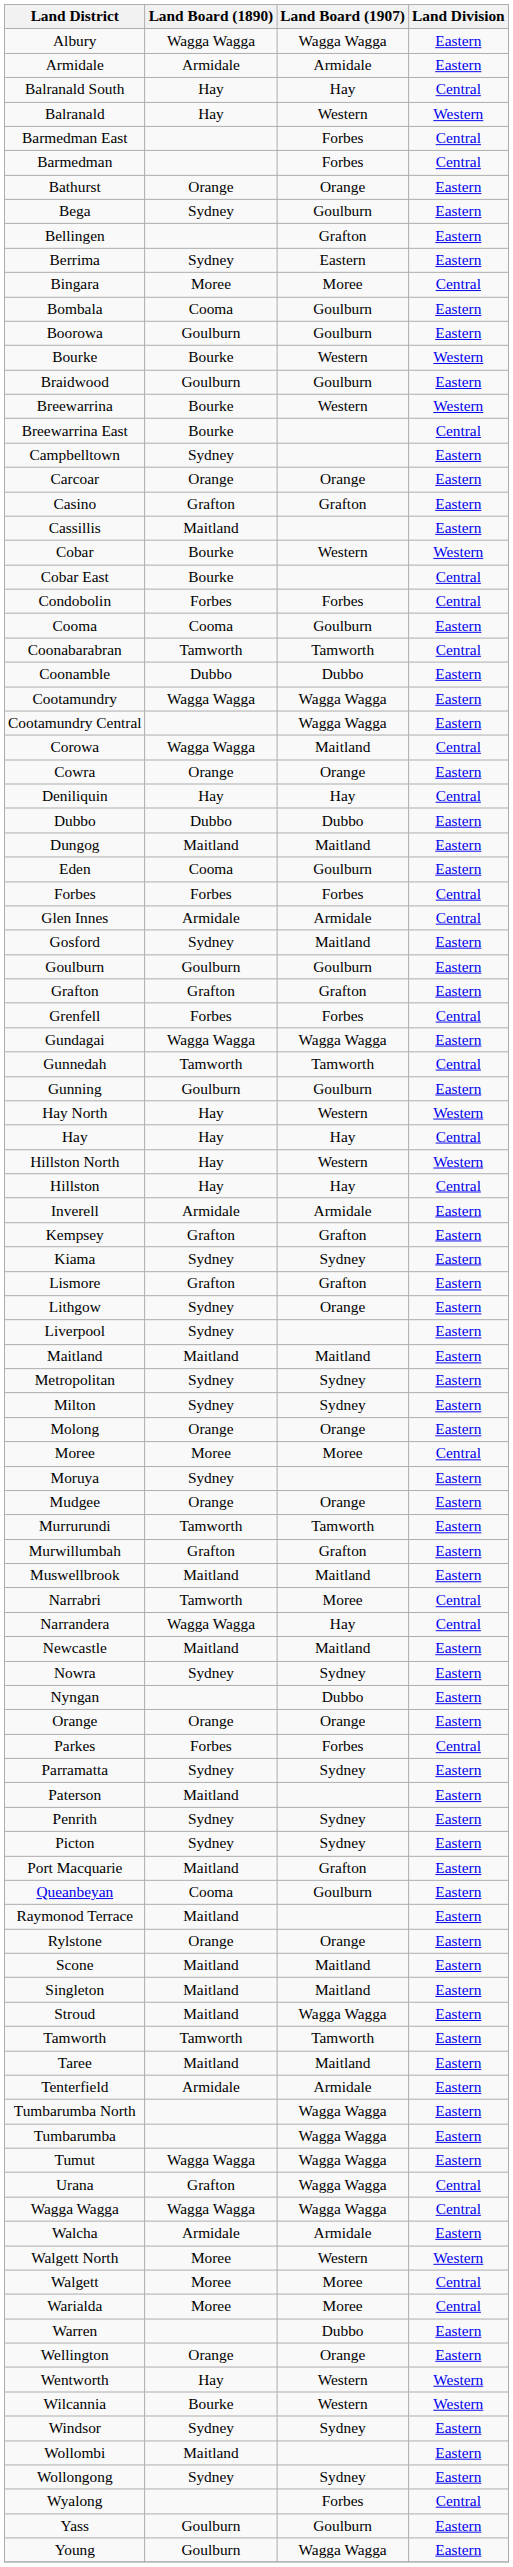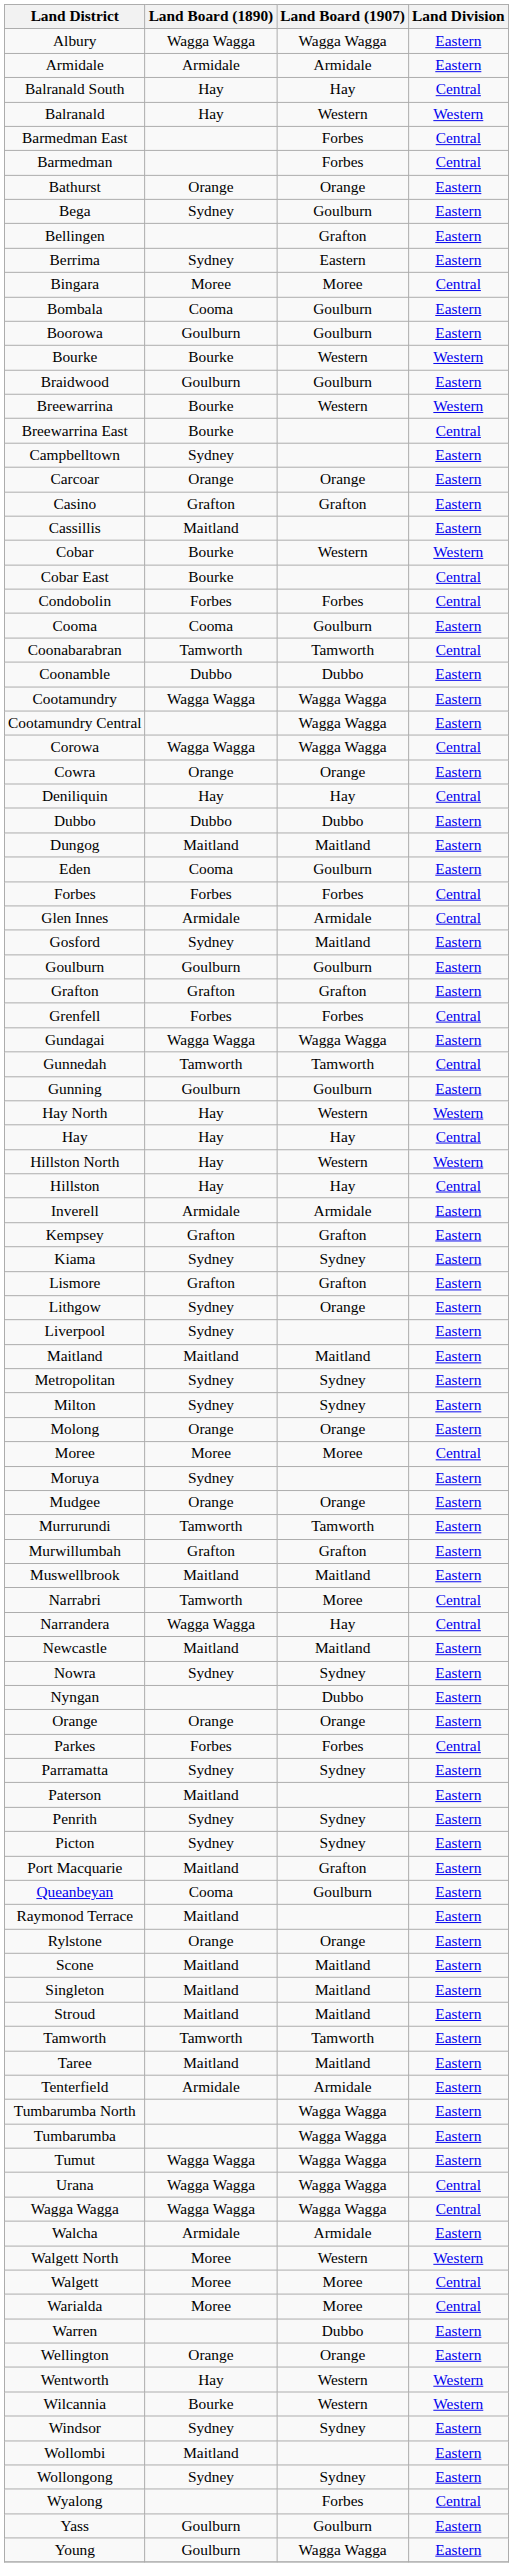(343, 747) Maitland -> (343, 747) Wagga Wagga
(343, 2014) Wagga Wagga -> (343, 2014) Maitland
(211, 2184) Grafton -> (211, 2184) Wagga Wagga
